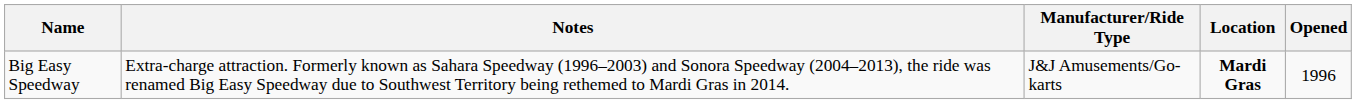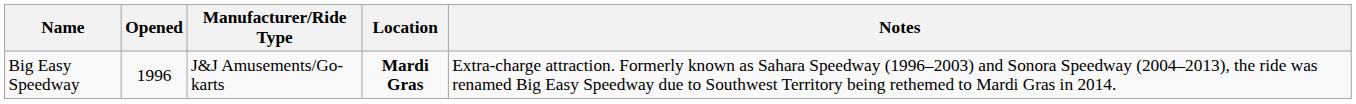columns swapped: (1318, 27) <-> (573, 27)
